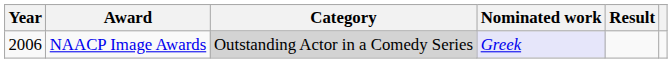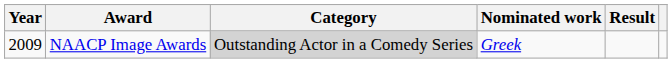(25, 44) 2006 -> (25, 44) 2009
(501, 44) lavender background -> (501, 44) no background
